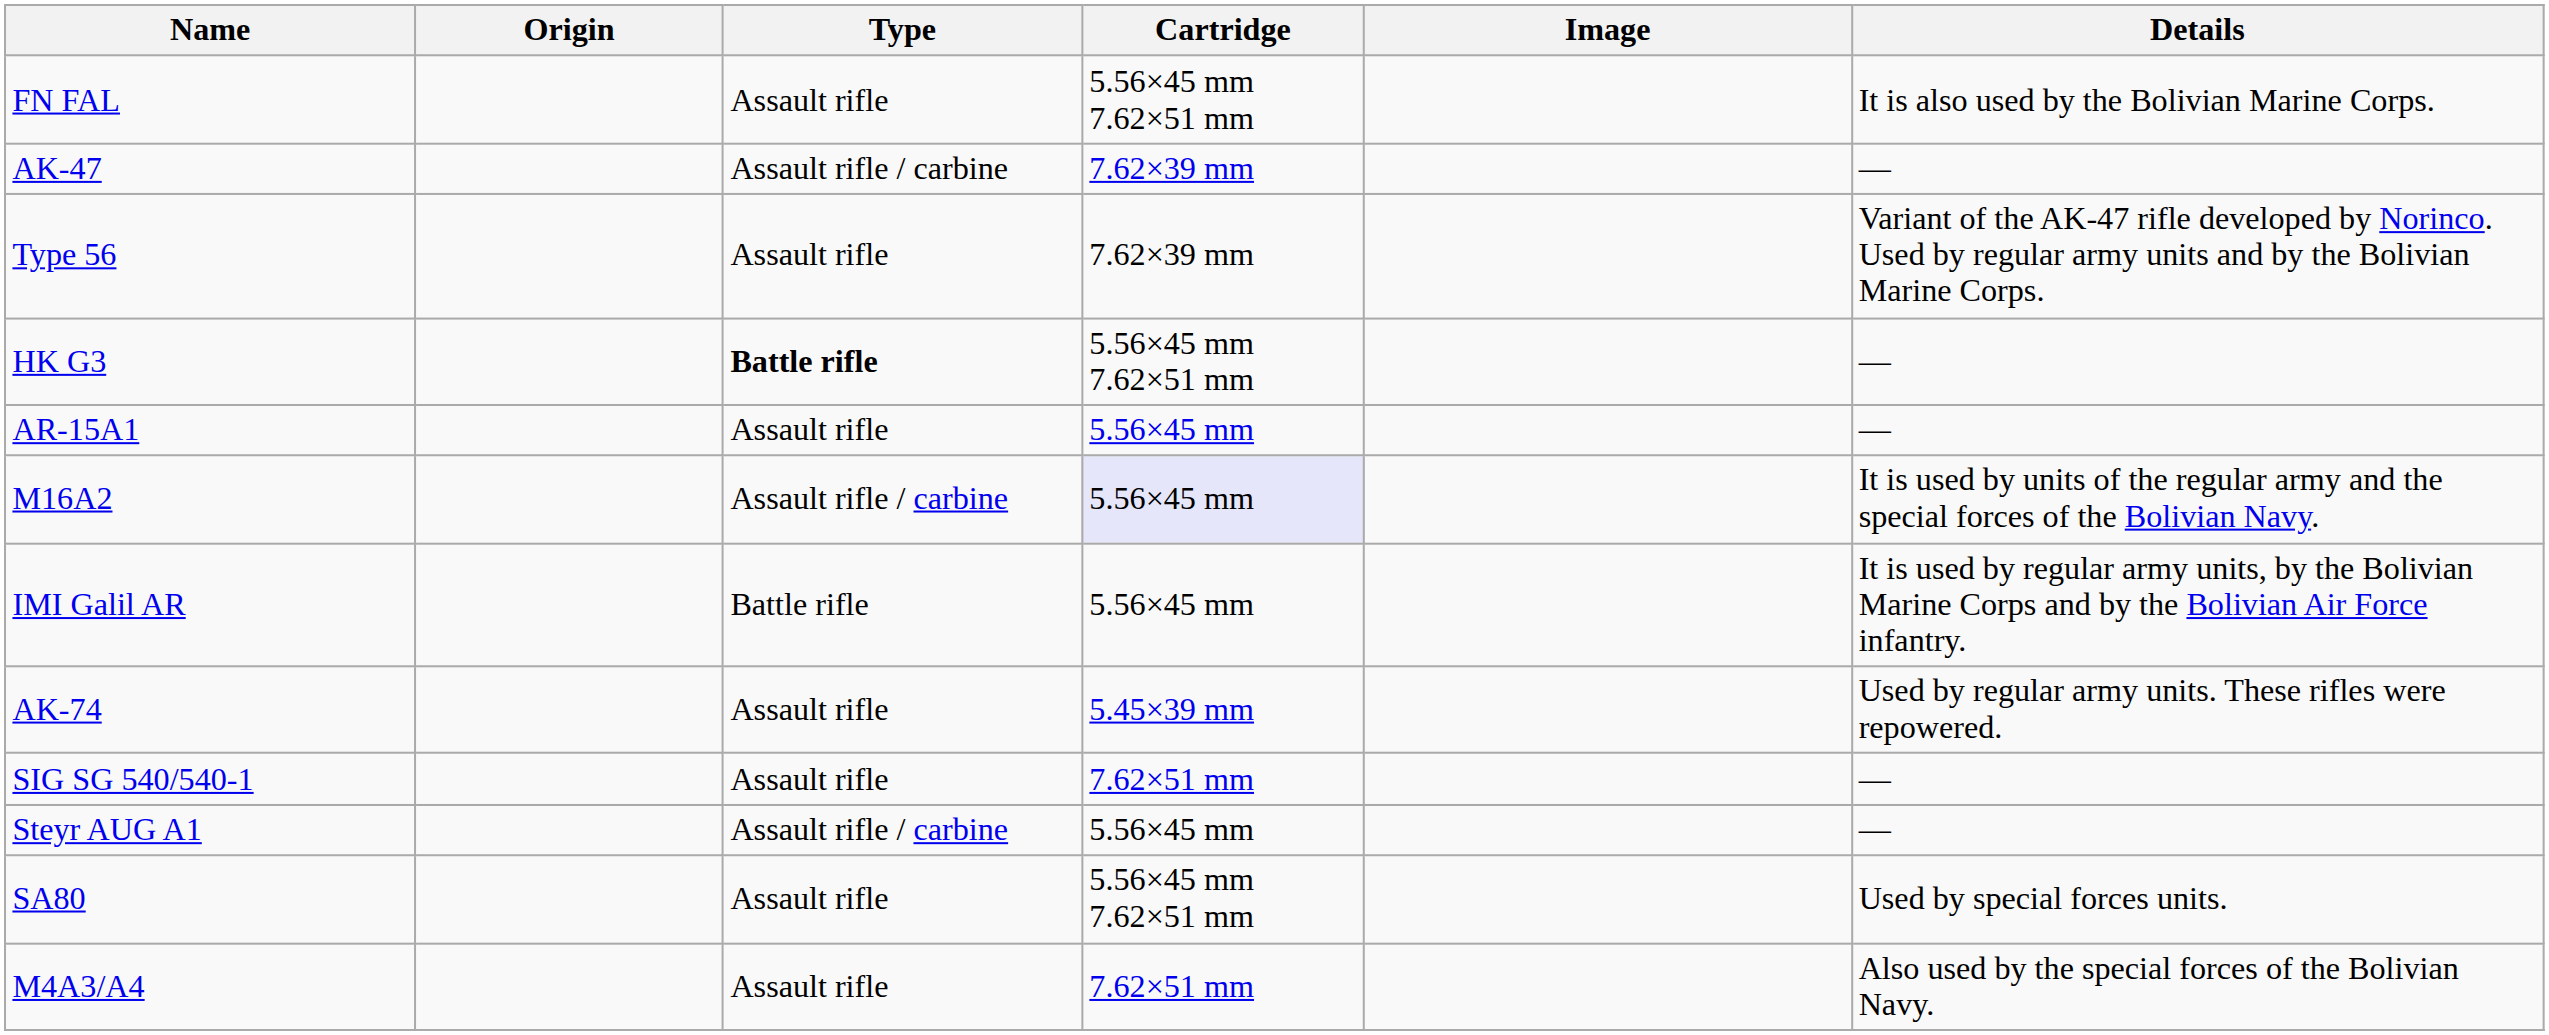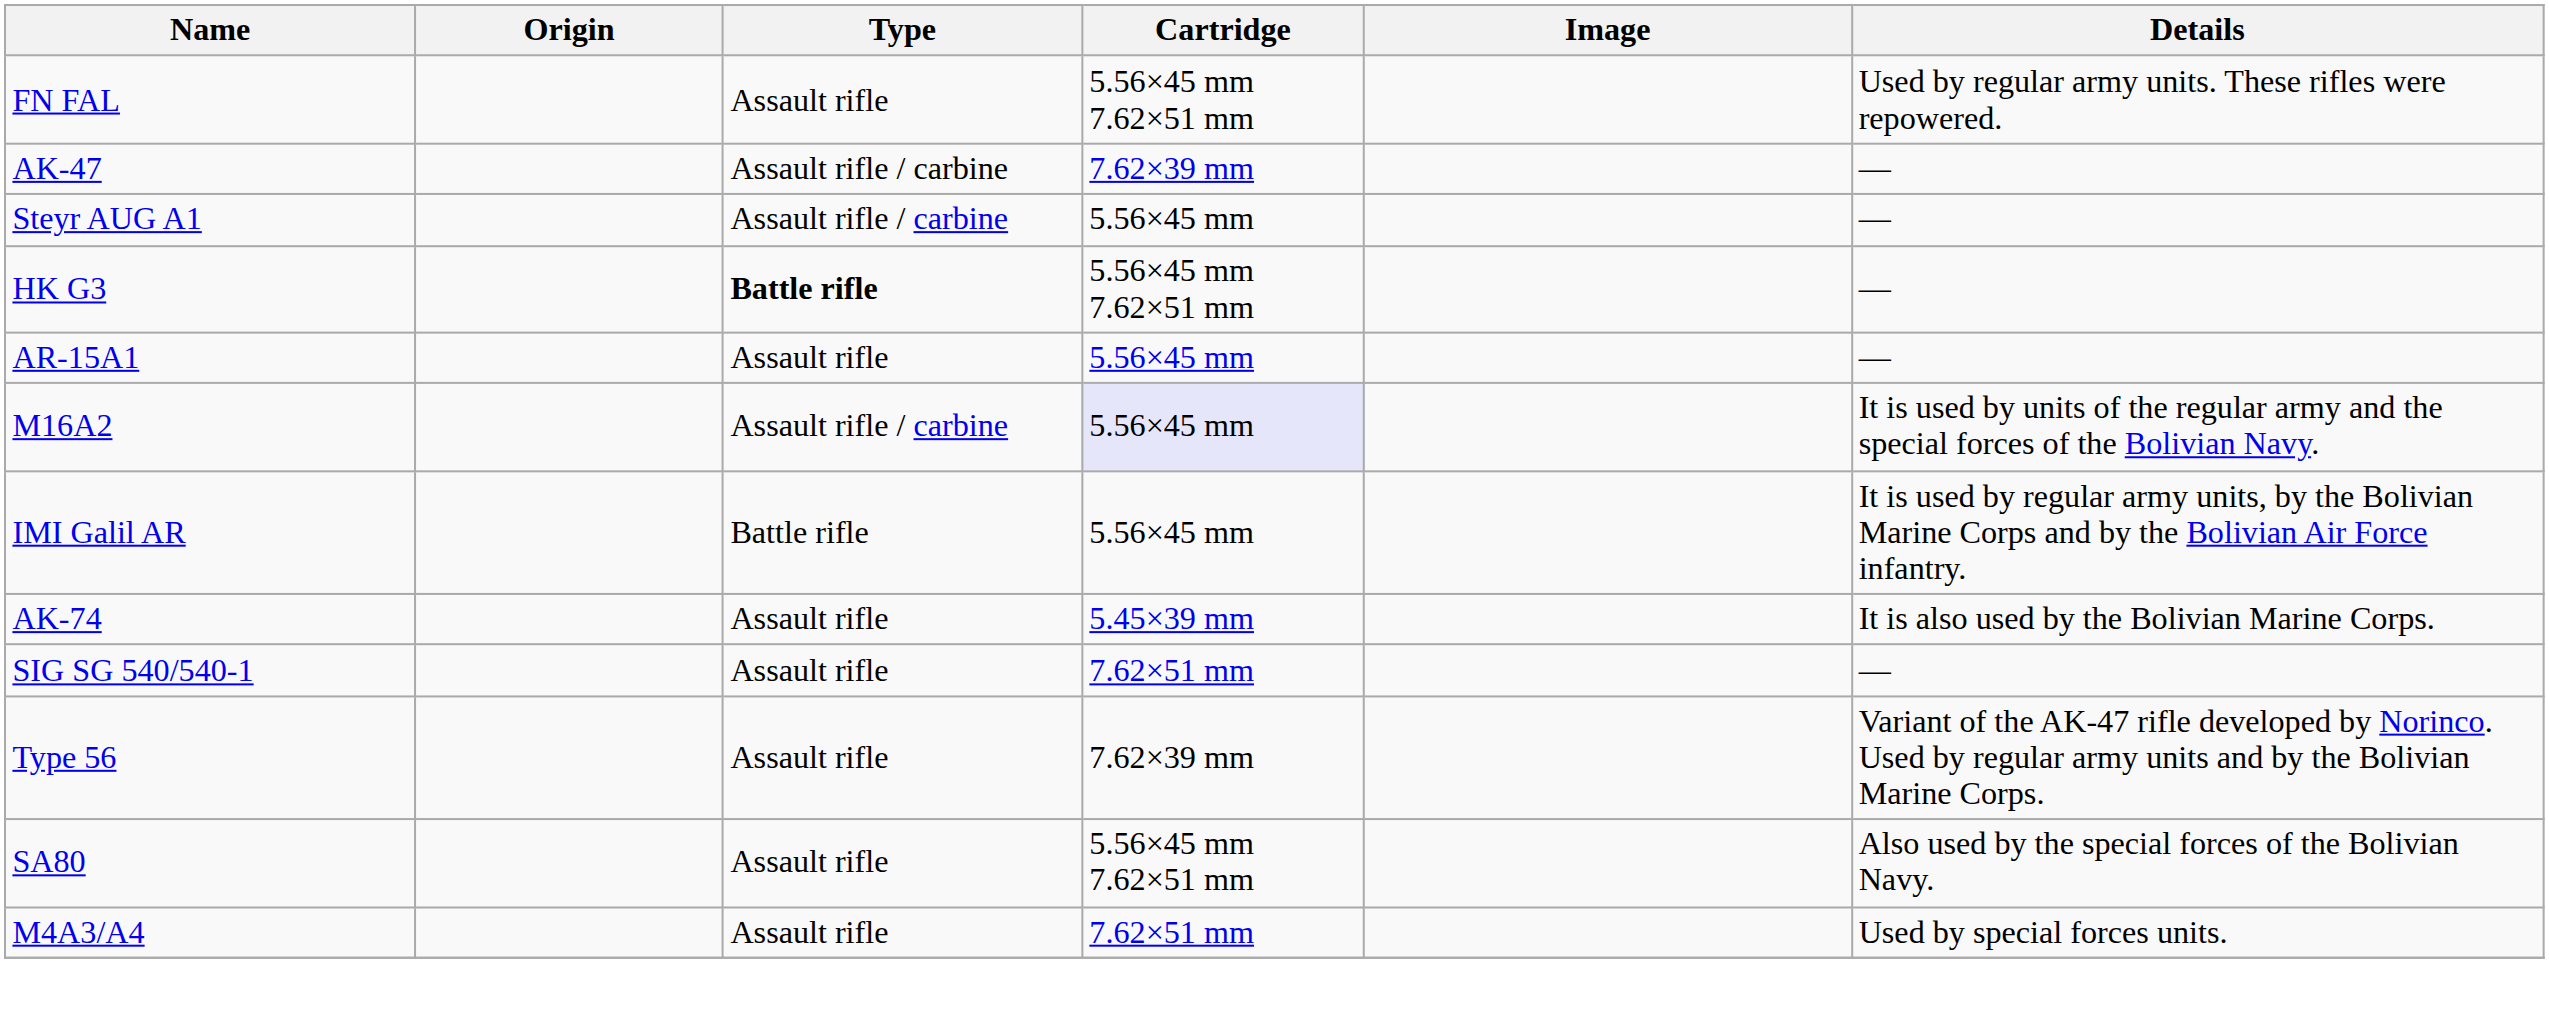(2147, 99) It is also used by the Bolivian Marine Corps. -> (2152, 99) Used by regular army units. These rifles were repowered.
rows swapped: (64, 255) <-> (107, 829)
(2152, 709) Used by regular army units. These rifles were repowered. -> (2147, 618) It is also used by the Bolivian Marine Corps.
(2043, 898) Used by special forces units. -> (2159, 862) Also used by the special forces of the Bolivian Navy.
(2159, 985) Also used by the special forces of the Bolivian Navy. -> (2043, 931) Used by special forces units.
